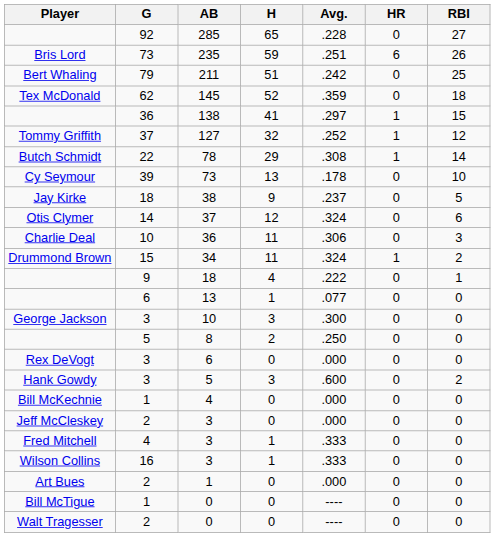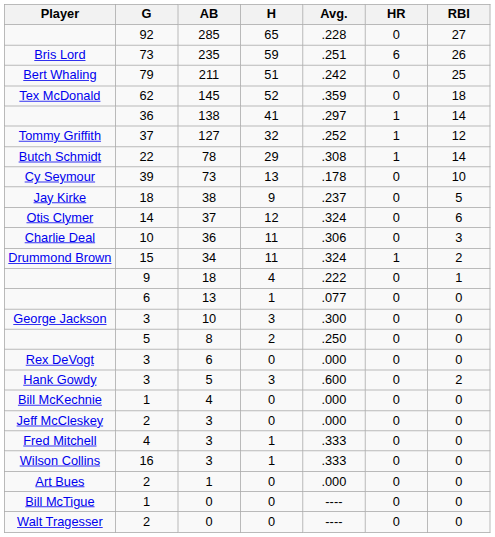(459, 116) 15 -> (459, 116) 14
